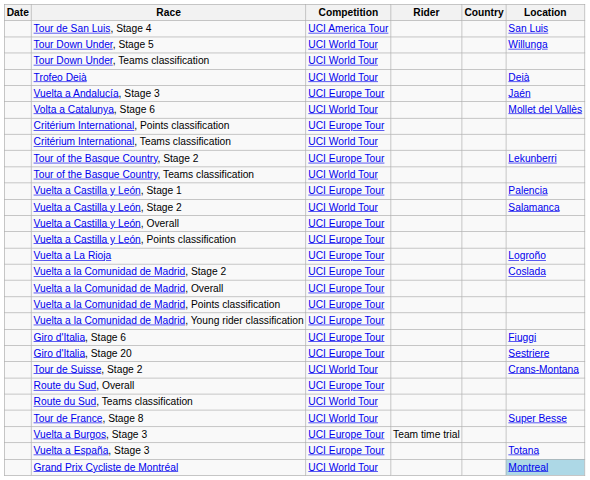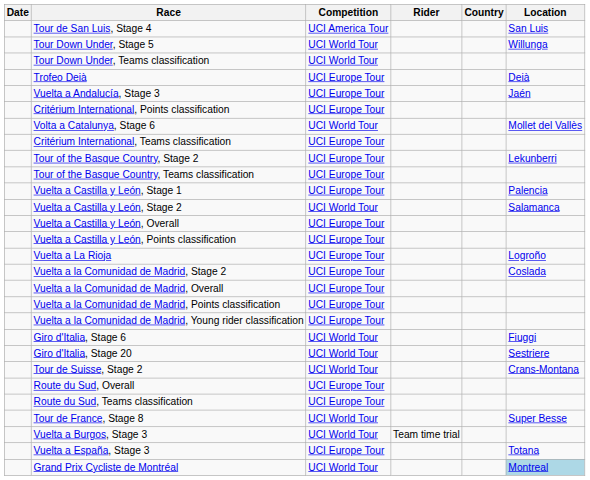(343, 77) UCI World Tour -> (346, 77) UCI Europe Tour
rows swapped: (94, 110) <-> (131, 126)
(343, 142) UCI World Tour -> (346, 142) UCI Europe Tour
(343, 175) UCI World Tour -> (346, 175) UCI Europe Tour
(346, 337) UCI Europe Tour -> (343, 337) UCI World Tour
(346, 353) UCI Europe Tour -> (343, 353) UCI World Tour
(343, 402) UCI World Tour -> (346, 402) UCI Europe Tour
(346, 434) UCI Europe Tour -> (343, 434) UCI World Tour
